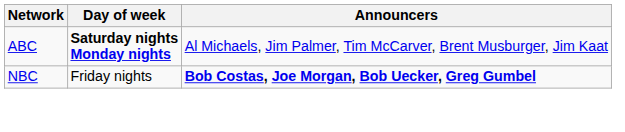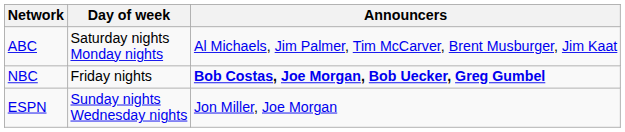(124, 46) bold -> (120, 46) normal
+ row: (27, 107)
